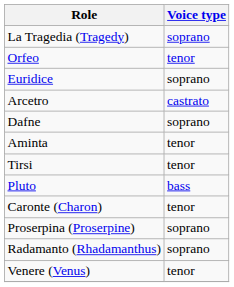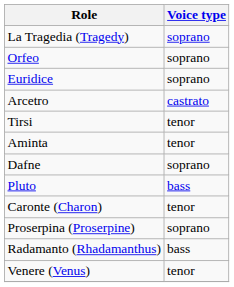(181, 57) tenor -> (188, 57) soprano
rows swapped: (20, 164) <-> (24, 121)
(188, 249) soprano -> (179, 249) bass
